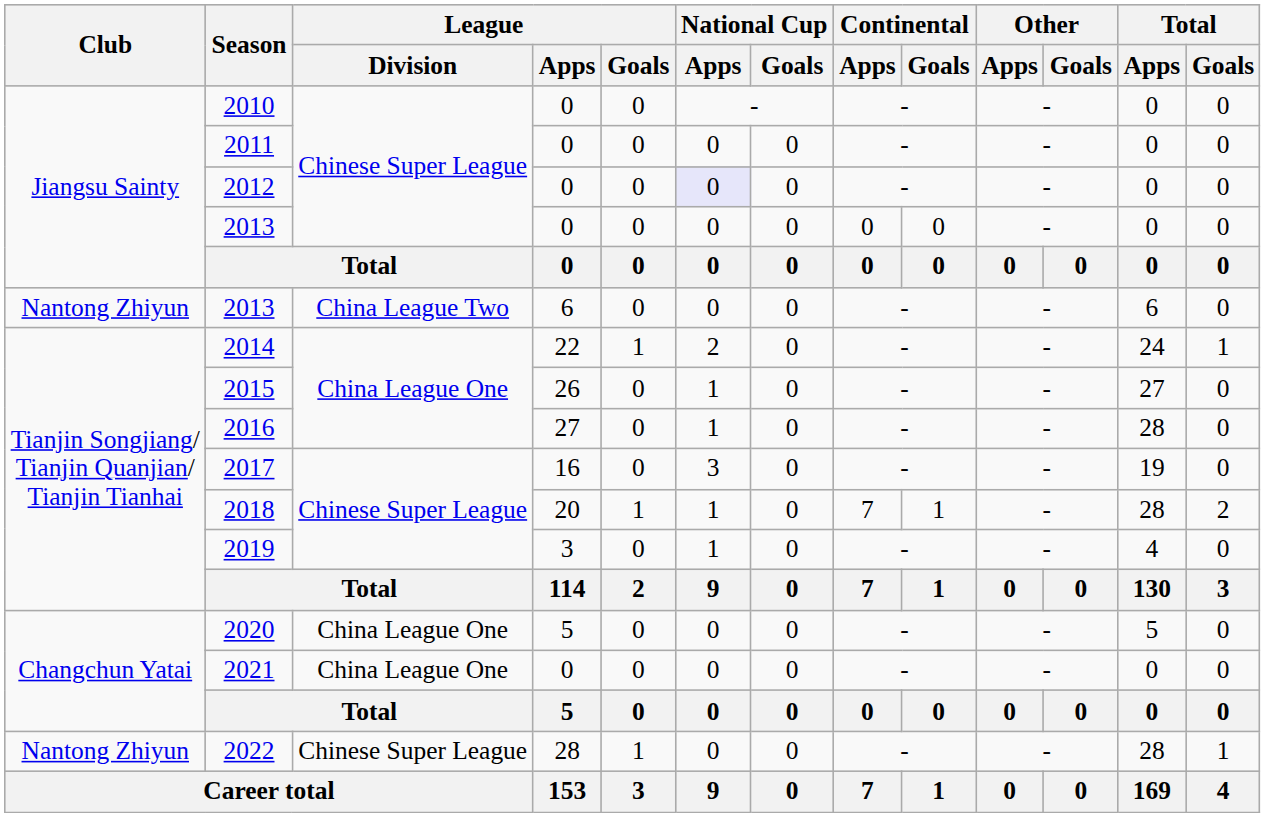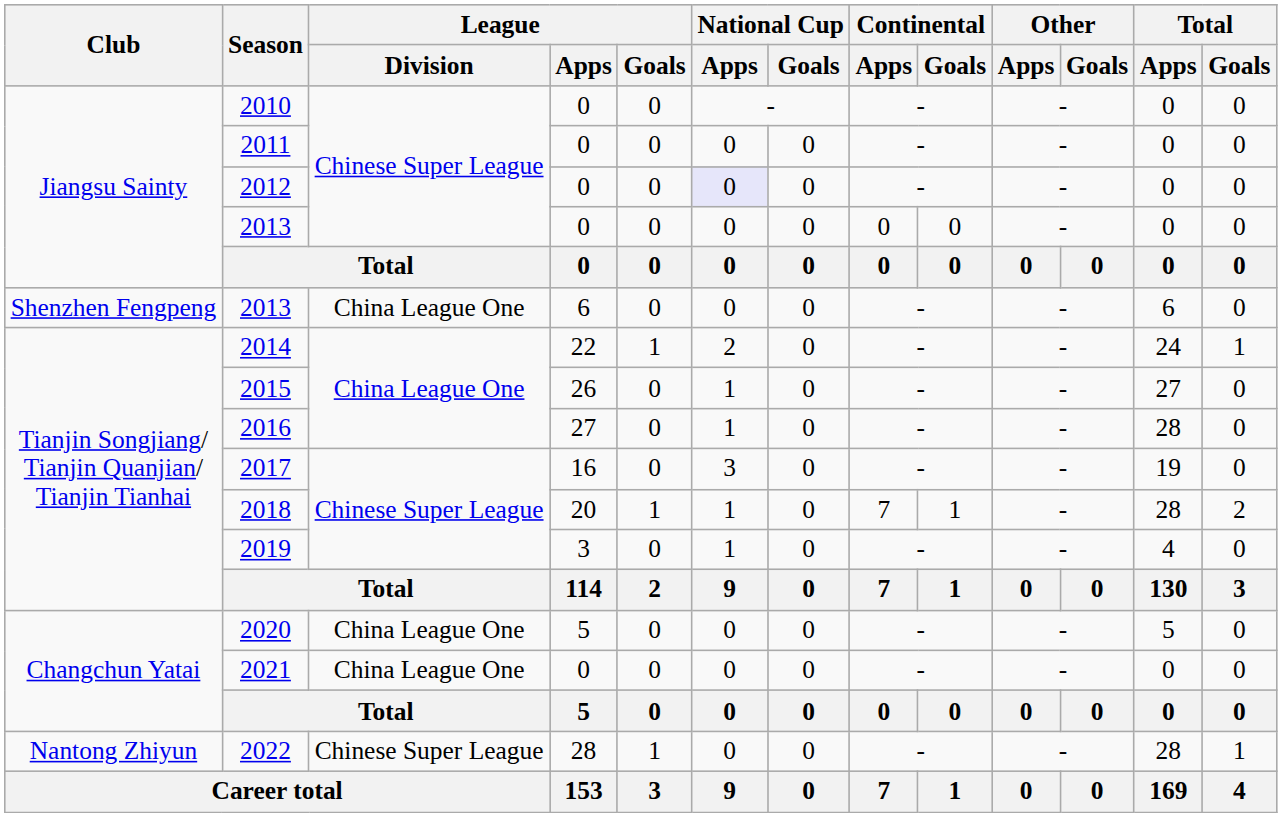(105, 307) Nantong Zhiyun -> (113, 307) Shenzhen Fengpeng
(413, 307) China League Two -> (429, 307) China League One
